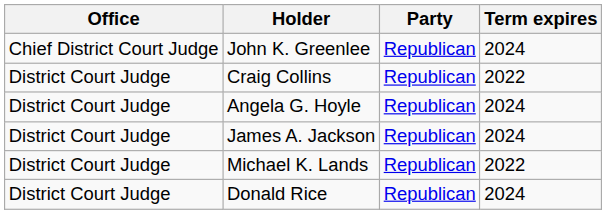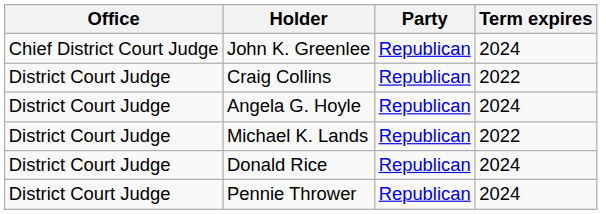- row: (301, 135)
+ row: (292, 194)
